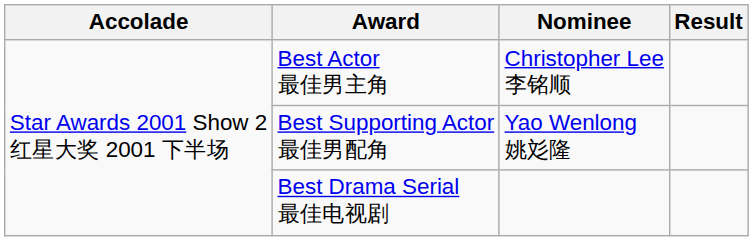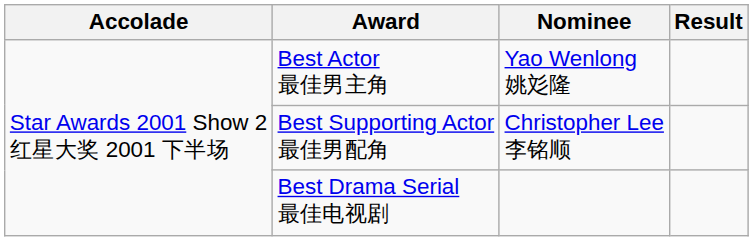(584, 71) Christopher Lee 李铭顺 -> (571, 71) Yao Wenlong 姚彣隆
(571, 136) Yao Wenlong 姚彣隆 -> (584, 136) Christopher Lee 李铭顺
